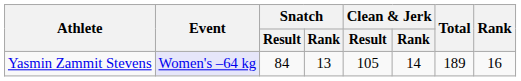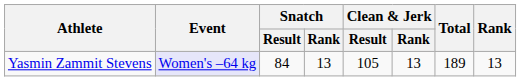(414, 64) 14 -> (414, 64) 13
(495, 64) 16 -> (495, 64) 13
